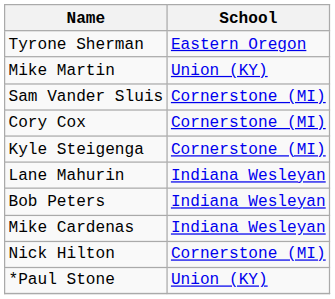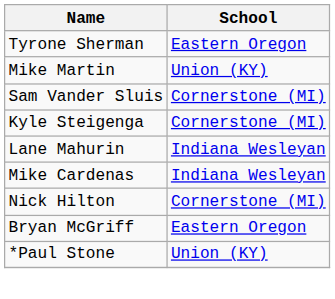- row: (47, 123)
- row: (57, 202)
+ row: (71, 228)
